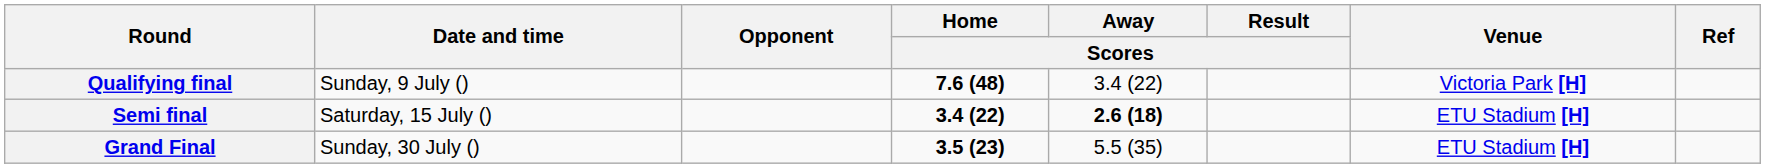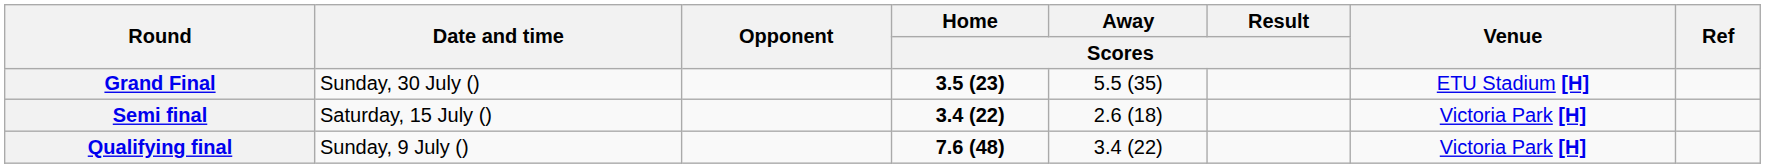rows swapped: (160, 84) <-> (160, 147)
(1128, 116) bold -> (1128, 116) normal
(1513, 116) ETU Stadium [H] -> (1513, 116) Victoria Park [H]
